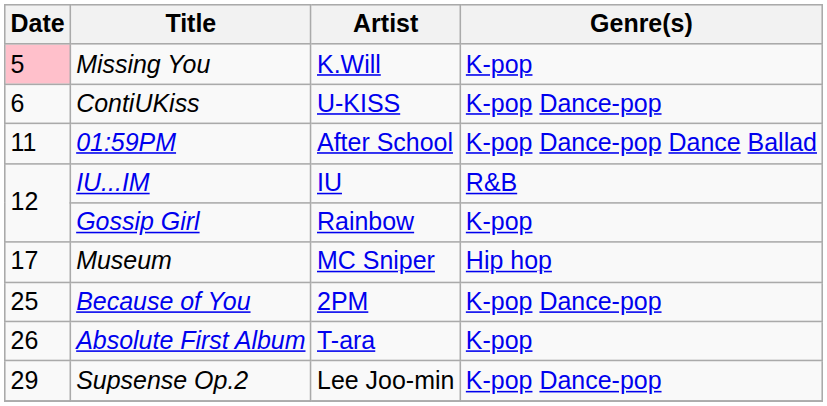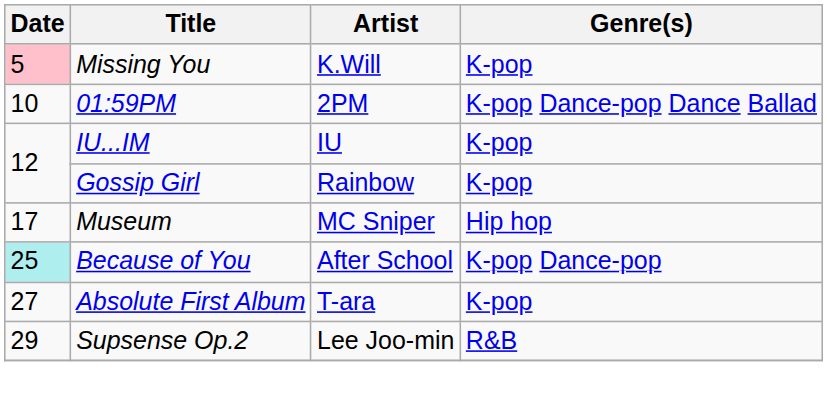- row: (138, 103)
(23, 143) 11 -> (24, 103) 10
(385, 143) After School -> (343, 103) 2PM
(492, 182) R&B -> (499, 143) K-pop
(24, 301) no background -> (24, 261) paleturquoise background
(343, 301) 2PM -> (385, 261) After School
(24, 340) 26 -> (24, 301) 27
(564, 380) K-pop Dance-pop -> (492, 340) R&B
